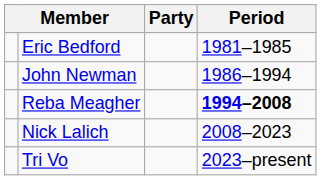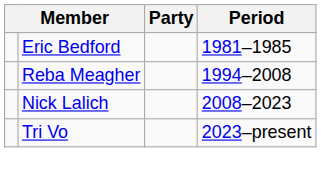- row: (79, 75)
(247, 103) bold -> (247, 75) normal
